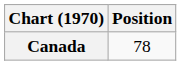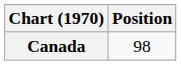(142, 45) 78 -> (142, 45) 98
